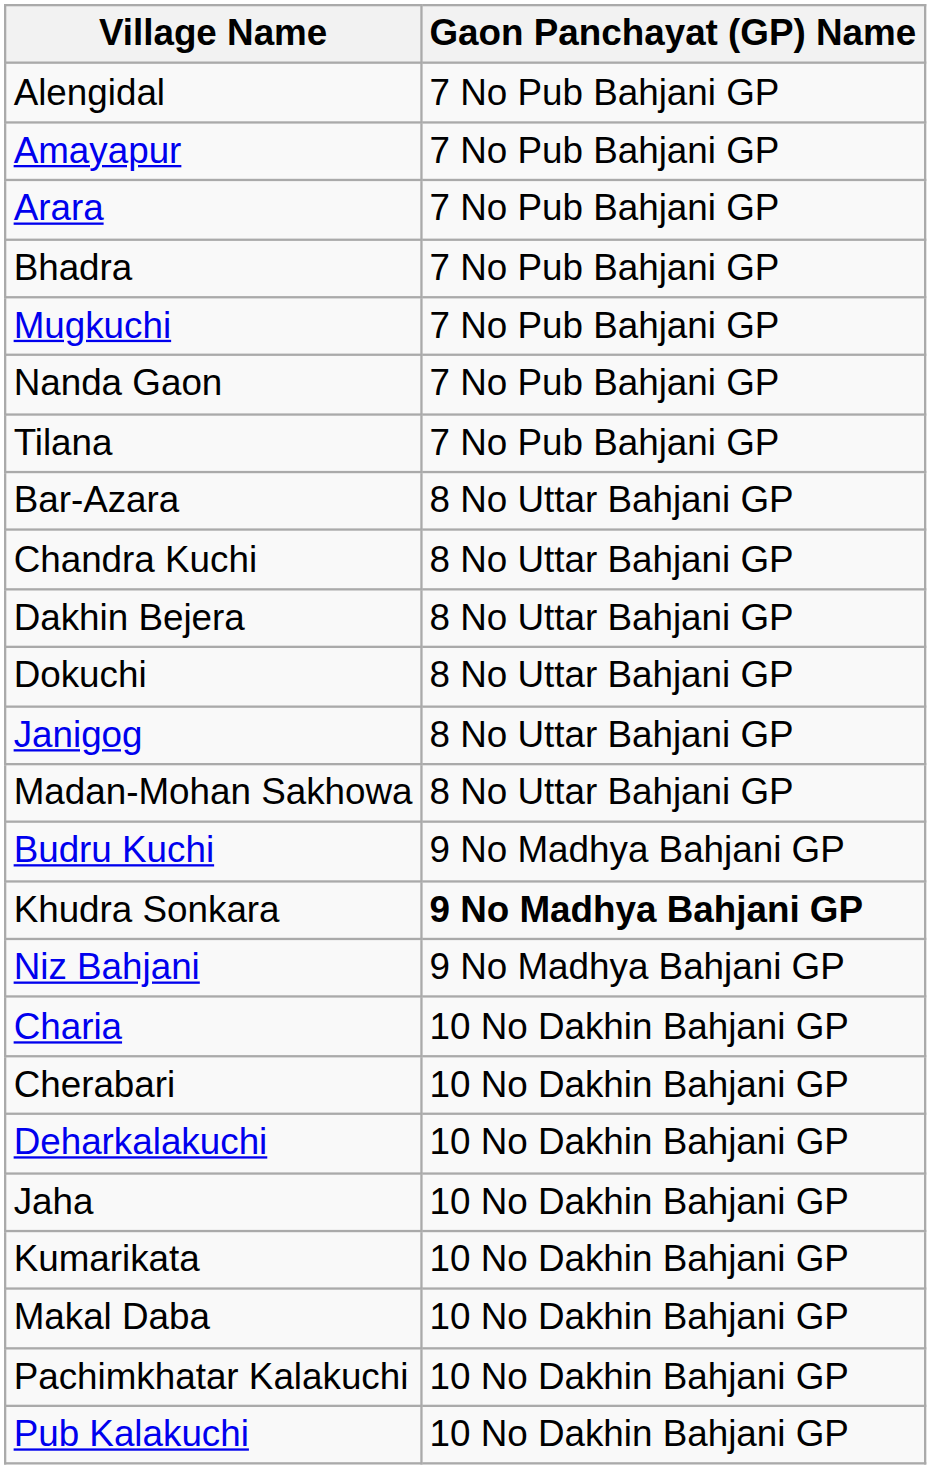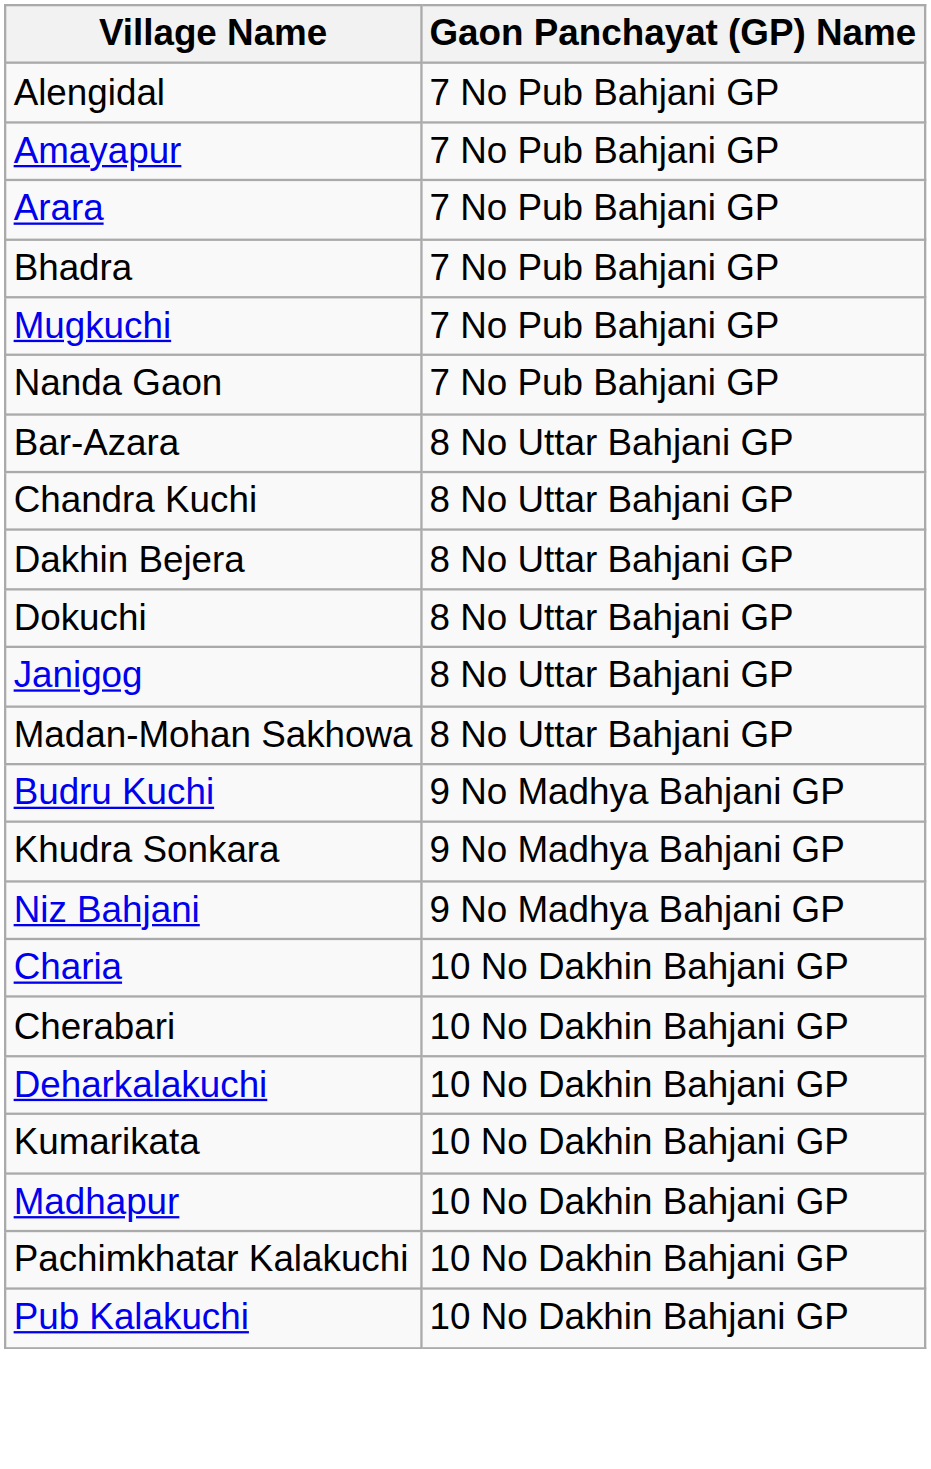- row: (63, 442)
(646, 909) bold -> (637, 850) normal
- row: (54, 1200)
+ row: (96, 1200)
- row: (112, 1317)
